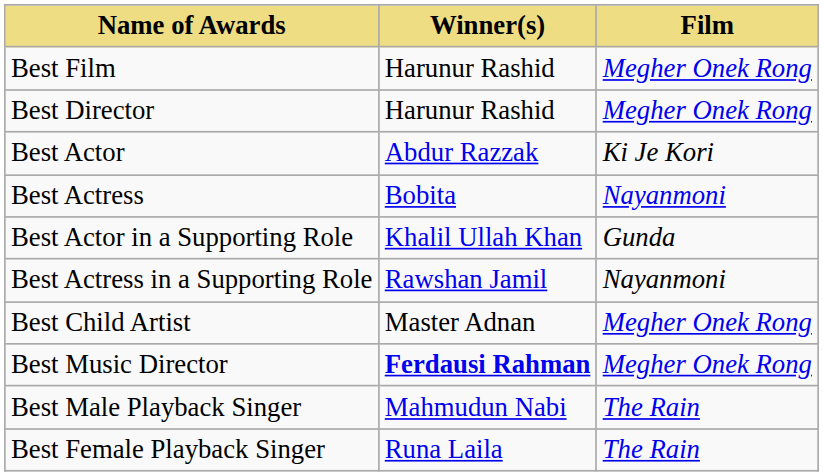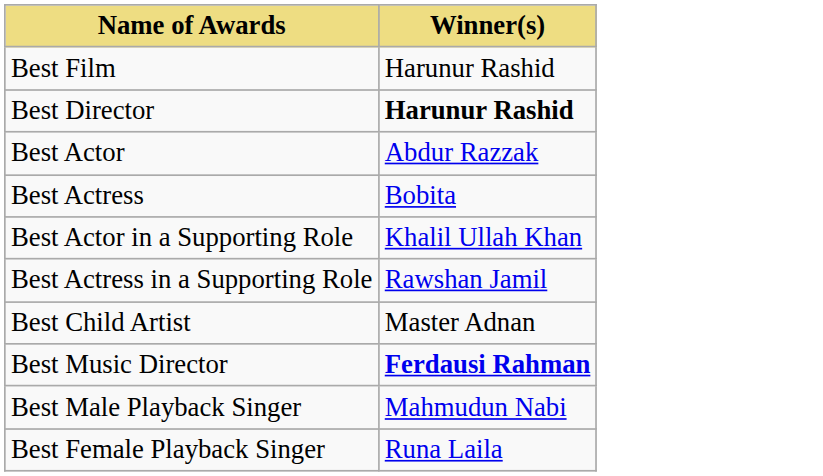- column: (707, 25)
(470, 110) normal -> (479, 110) bold
